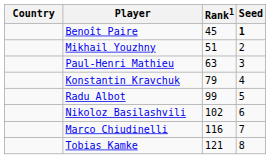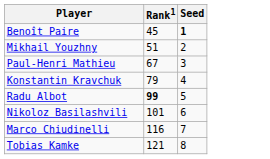- column: (34, 14)
(211, 64) 63 -> (152, 64) 67
(211, 97) normal -> (152, 97) bold
(214, 113) 102 -> (155, 113) 101
